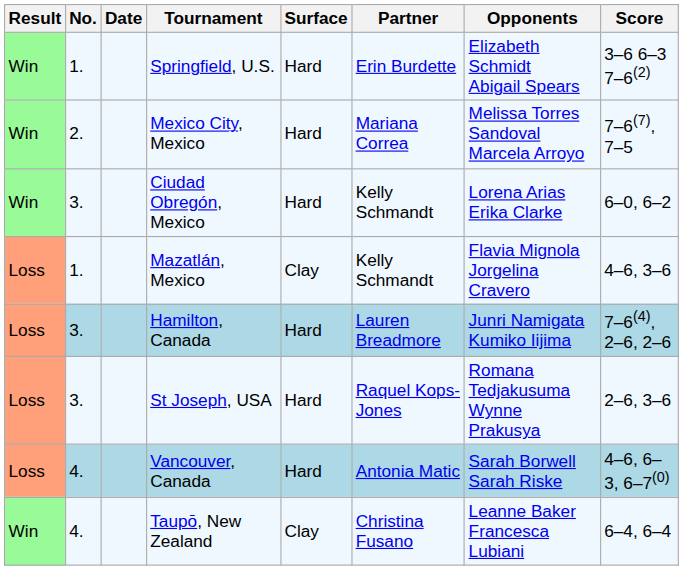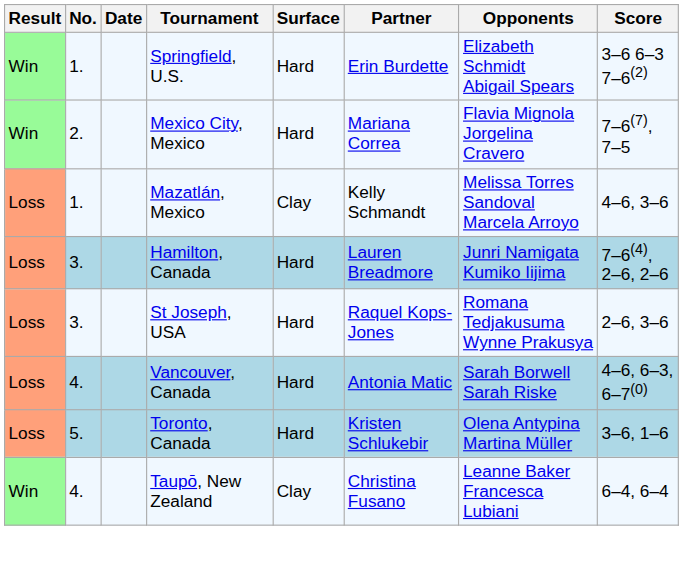(527, 133) Melissa Torres Sandoval Marcela Arroyo -> (519, 133) Flavia Mignola Jorgelina Cravero
- row: (186, 201)
(524, 269) Flavia Mignola Jorgelina Cravero -> (521, 201) Melissa Torres Sandoval Marcela Arroyo
+ row: (181, 432)
